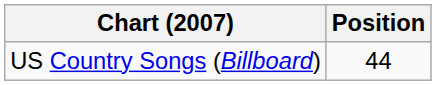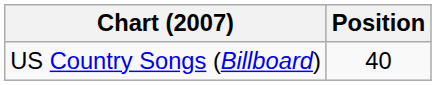(378, 60) 44 -> (378, 60) 40
